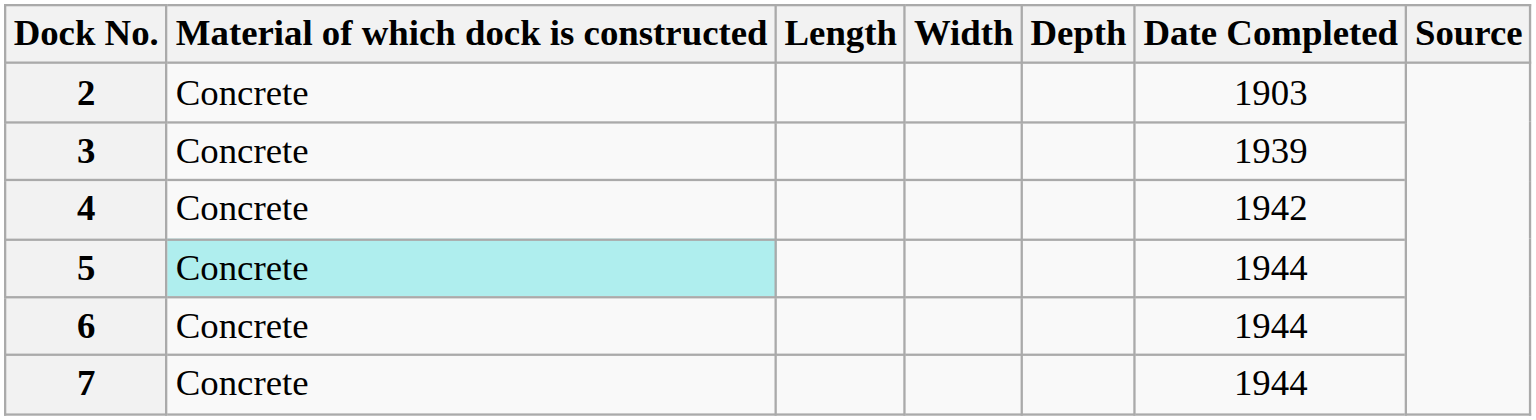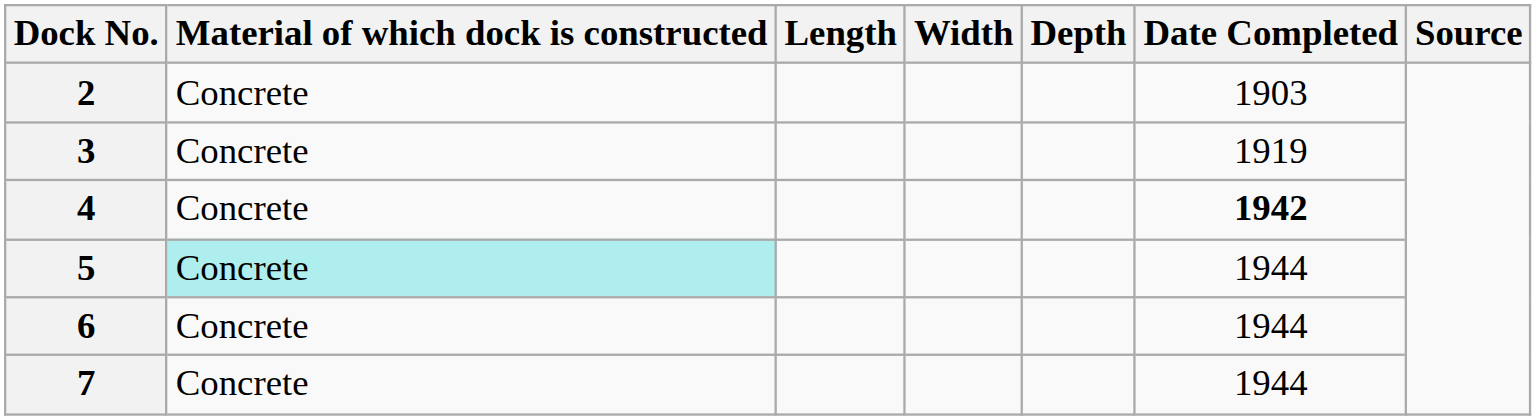(1271, 150) 1939 -> (1271, 150) 1919
(1271, 208) normal -> (1271, 208) bold
